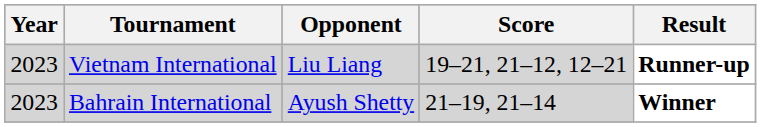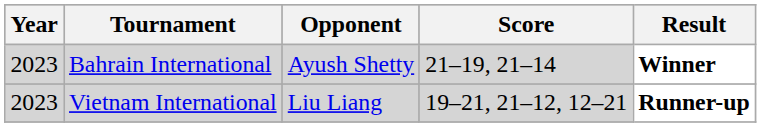rows swapped: (170, 102) <-> (173, 63)
